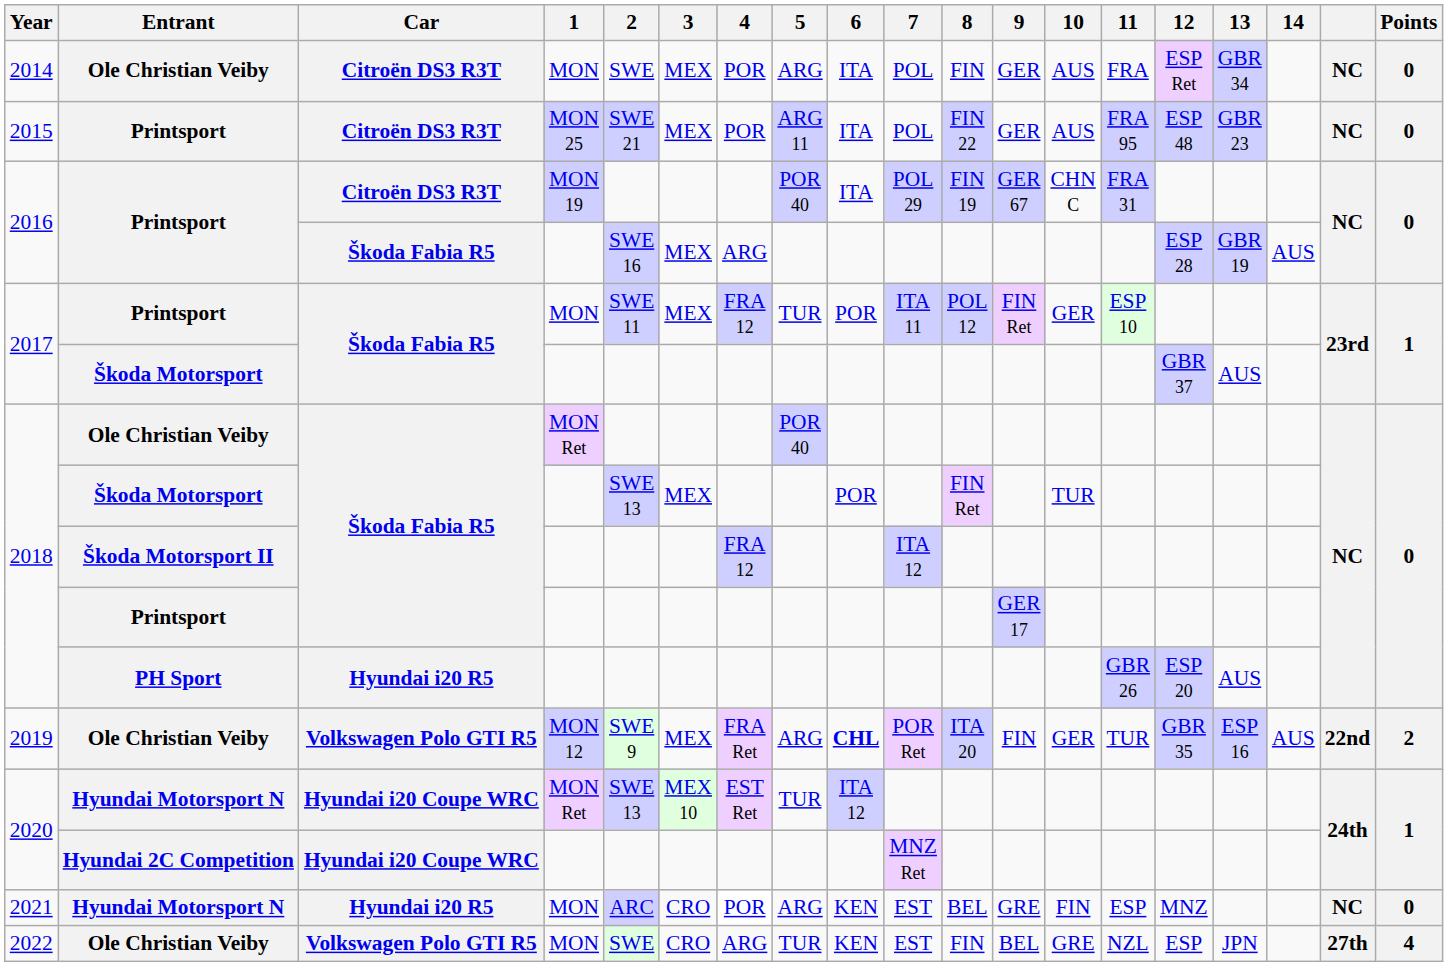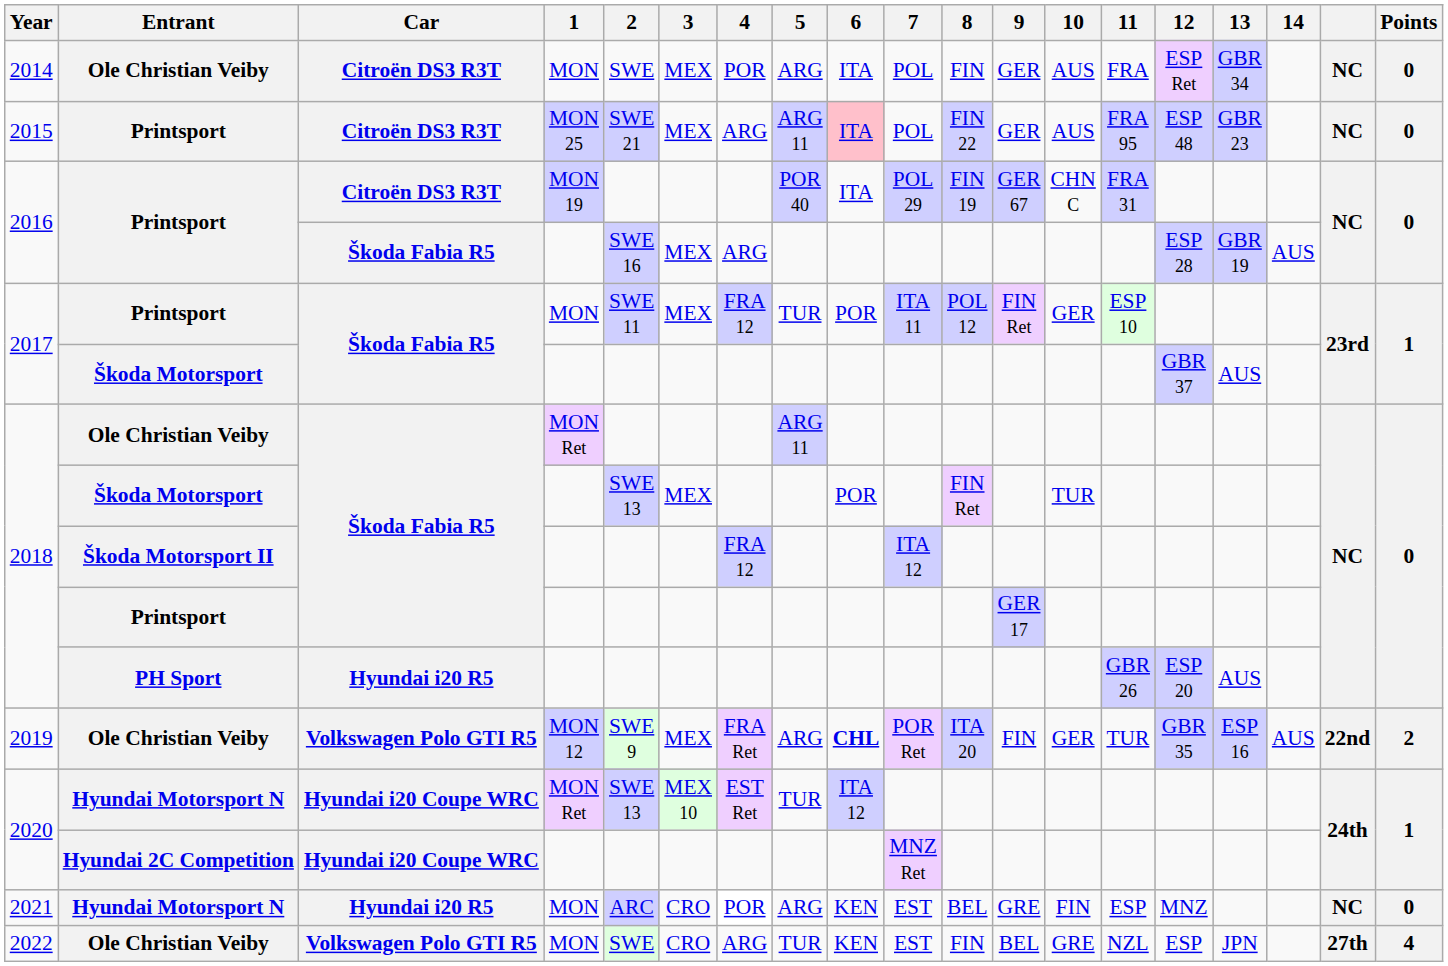(745, 131) POR -> (745, 131) ARG
(856, 131) no background -> (856, 131) pink background
(800, 434) POR 40 -> (800, 434) ARG 11
